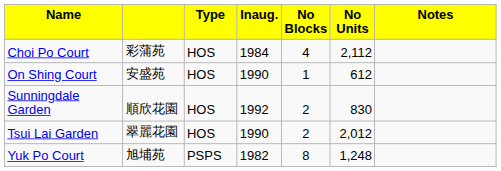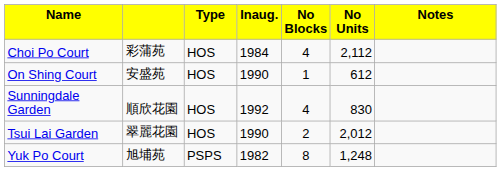(306, 110) 2 -> (306, 110) 4
